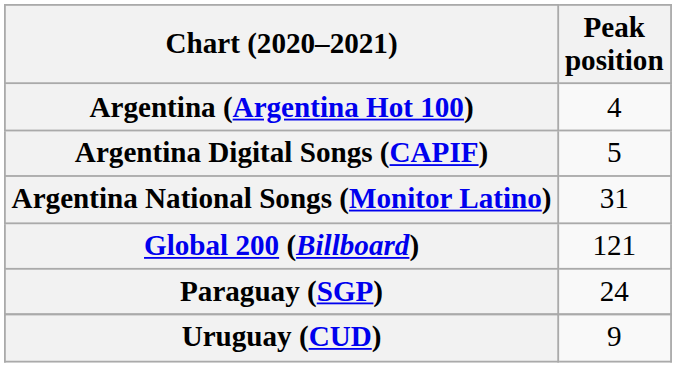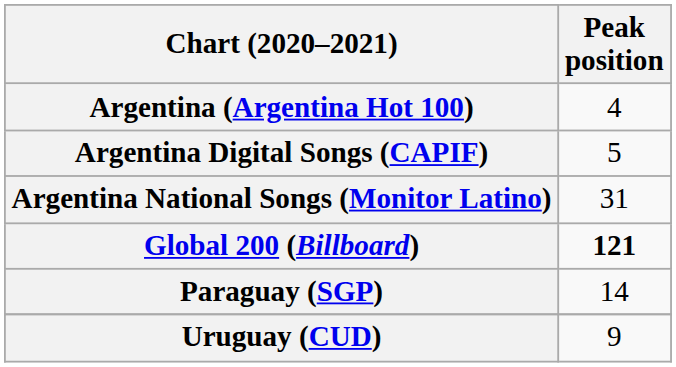(614, 245) normal -> (614, 245) bold
(614, 291) 24 -> (614, 291) 14
